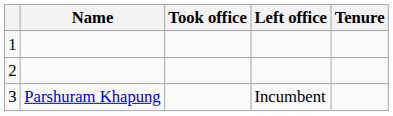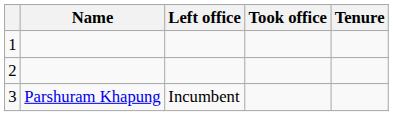columns swapped: (208, 17) <-> (291, 17)
